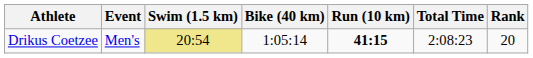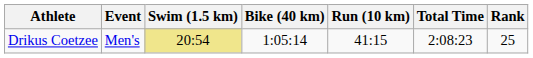(371, 40) bold -> (371, 40) normal
(508, 40) 20 -> (508, 40) 25
